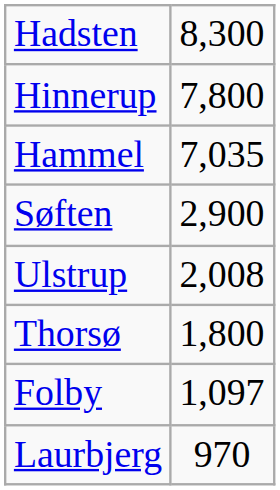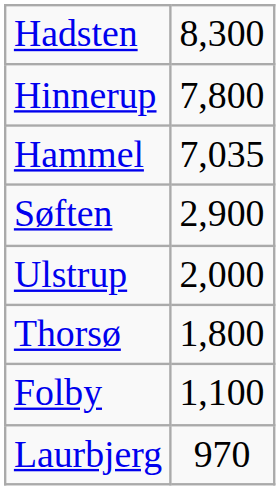(222, 273) 2,008 -> (222, 273) 2,000
(222, 393) 1,097 -> (222, 393) 1,100
